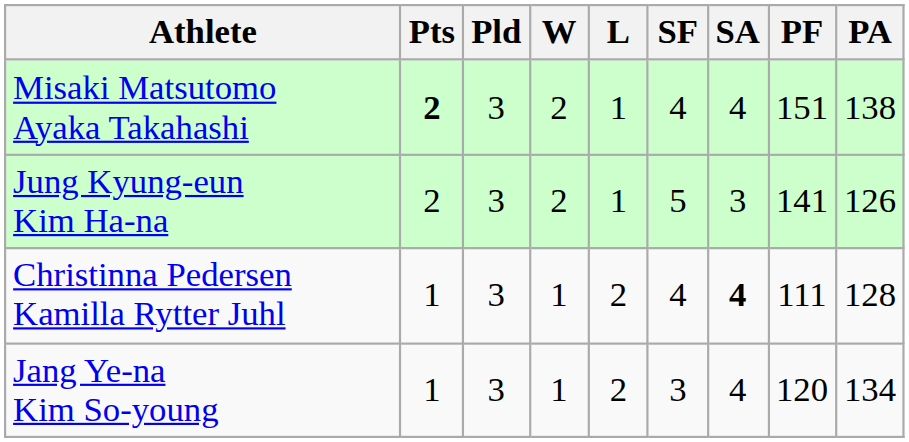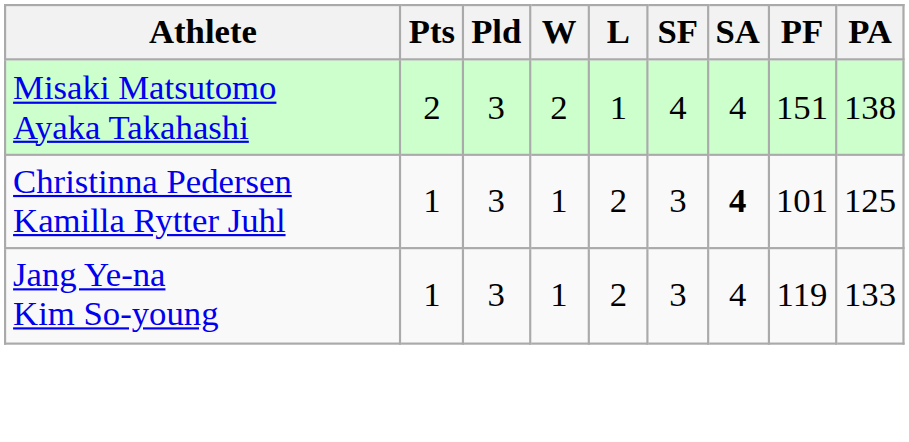(432, 106) bold -> (432, 106) normal
- row: (128, 200)
(678, 294) 4 -> (678, 200) 3
(802, 294) 111 -> (802, 200) 101
(870, 294) 128 -> (870, 200) 125
(802, 388) 120 -> (802, 294) 119
(870, 388) 134 -> (870, 294) 133
